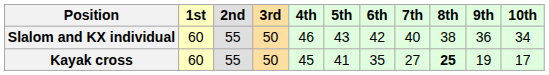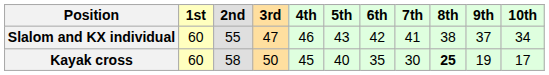(271, 37) 50 -> (271, 37) 47
(413, 37) 40 -> (413, 37) 41
(483, 37) 36 -> (483, 37) 37
(233, 59) 55 -> (233, 59) 58
(342, 59) 41 -> (342, 59) 40
(413, 59) 27 -> (413, 59) 30
